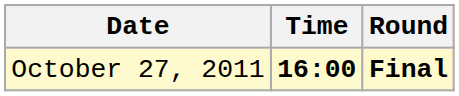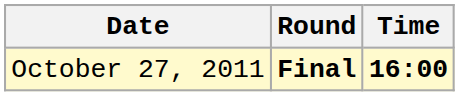columns swapped: (317, 27) <-> (409, 27)
